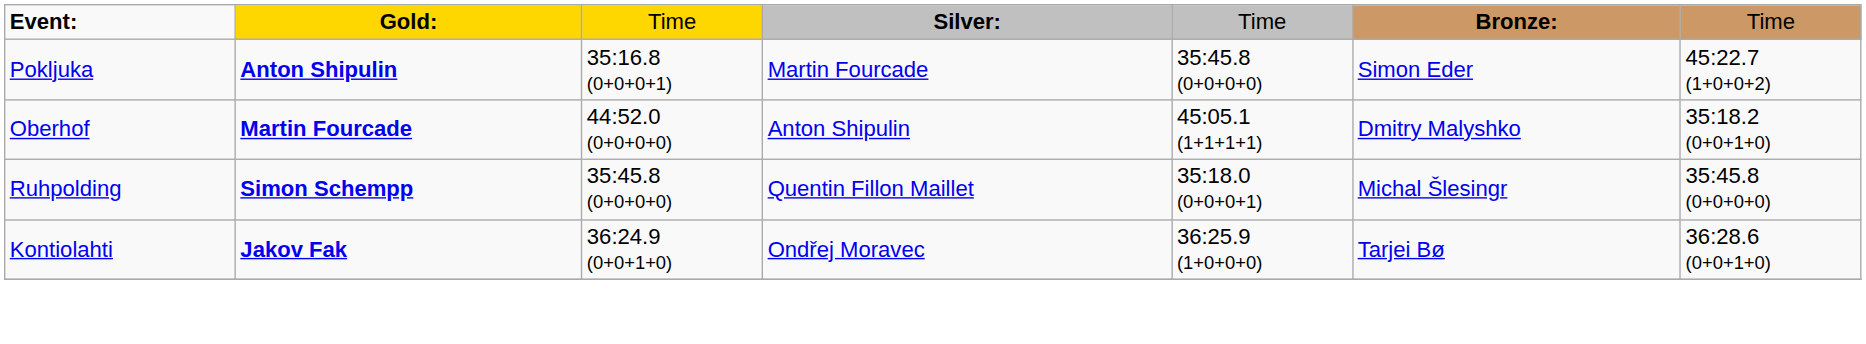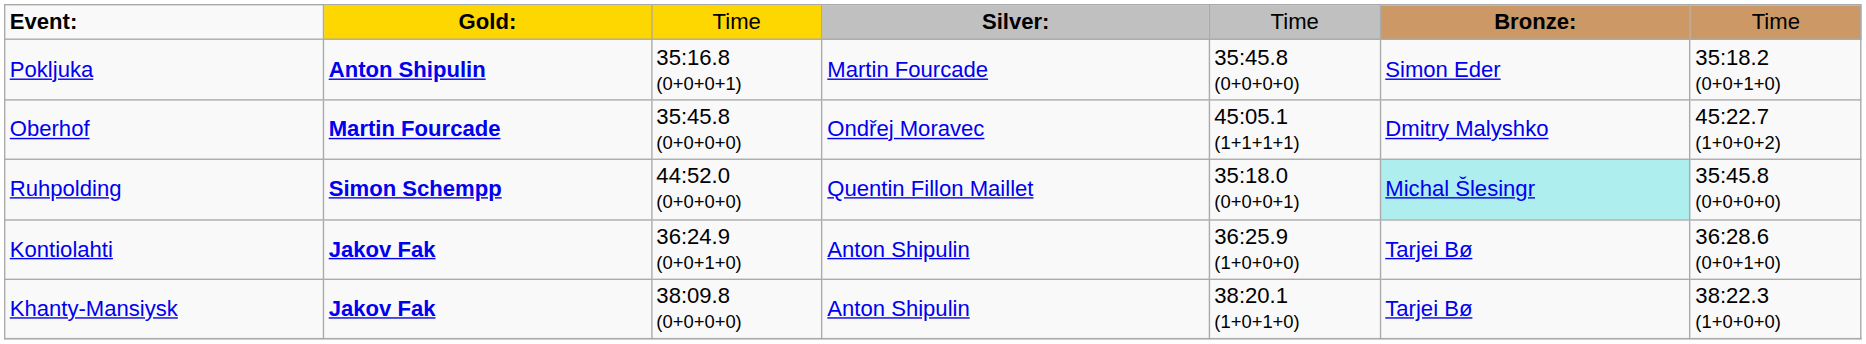(1728, 69) 45:22.7 (1+0+0+2) -> (1738, 69) 35:18.2 (0+0+1+0)
(630, 129) 44:52.0 (0+0+0+0) -> (699, 129) 35:45.8 (0+0+0+0)
(839, 129) Anton Shipulin -> (906, 129) Ondřej Moravec
(1728, 129) 35:18.2 (0+0+1+0) -> (1738, 129) 45:22.7 (1+0+0+2)
(630, 189) 35:45.8 (0+0+0+0) -> (699, 189) 44:52.0 (0+0+0+0)
(1433, 189) no background -> (1460, 189) paleturquoise background
(846, 249) Ondřej Moravec -> (899, 249) Anton Shipulin
+ row: (94, 308)
